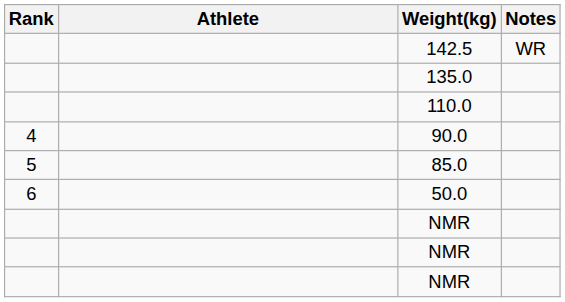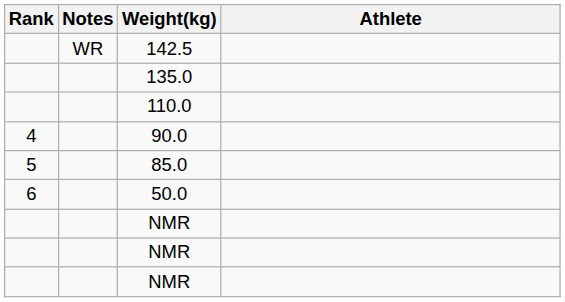columns swapped: (228, 19) <-> (531, 19)
